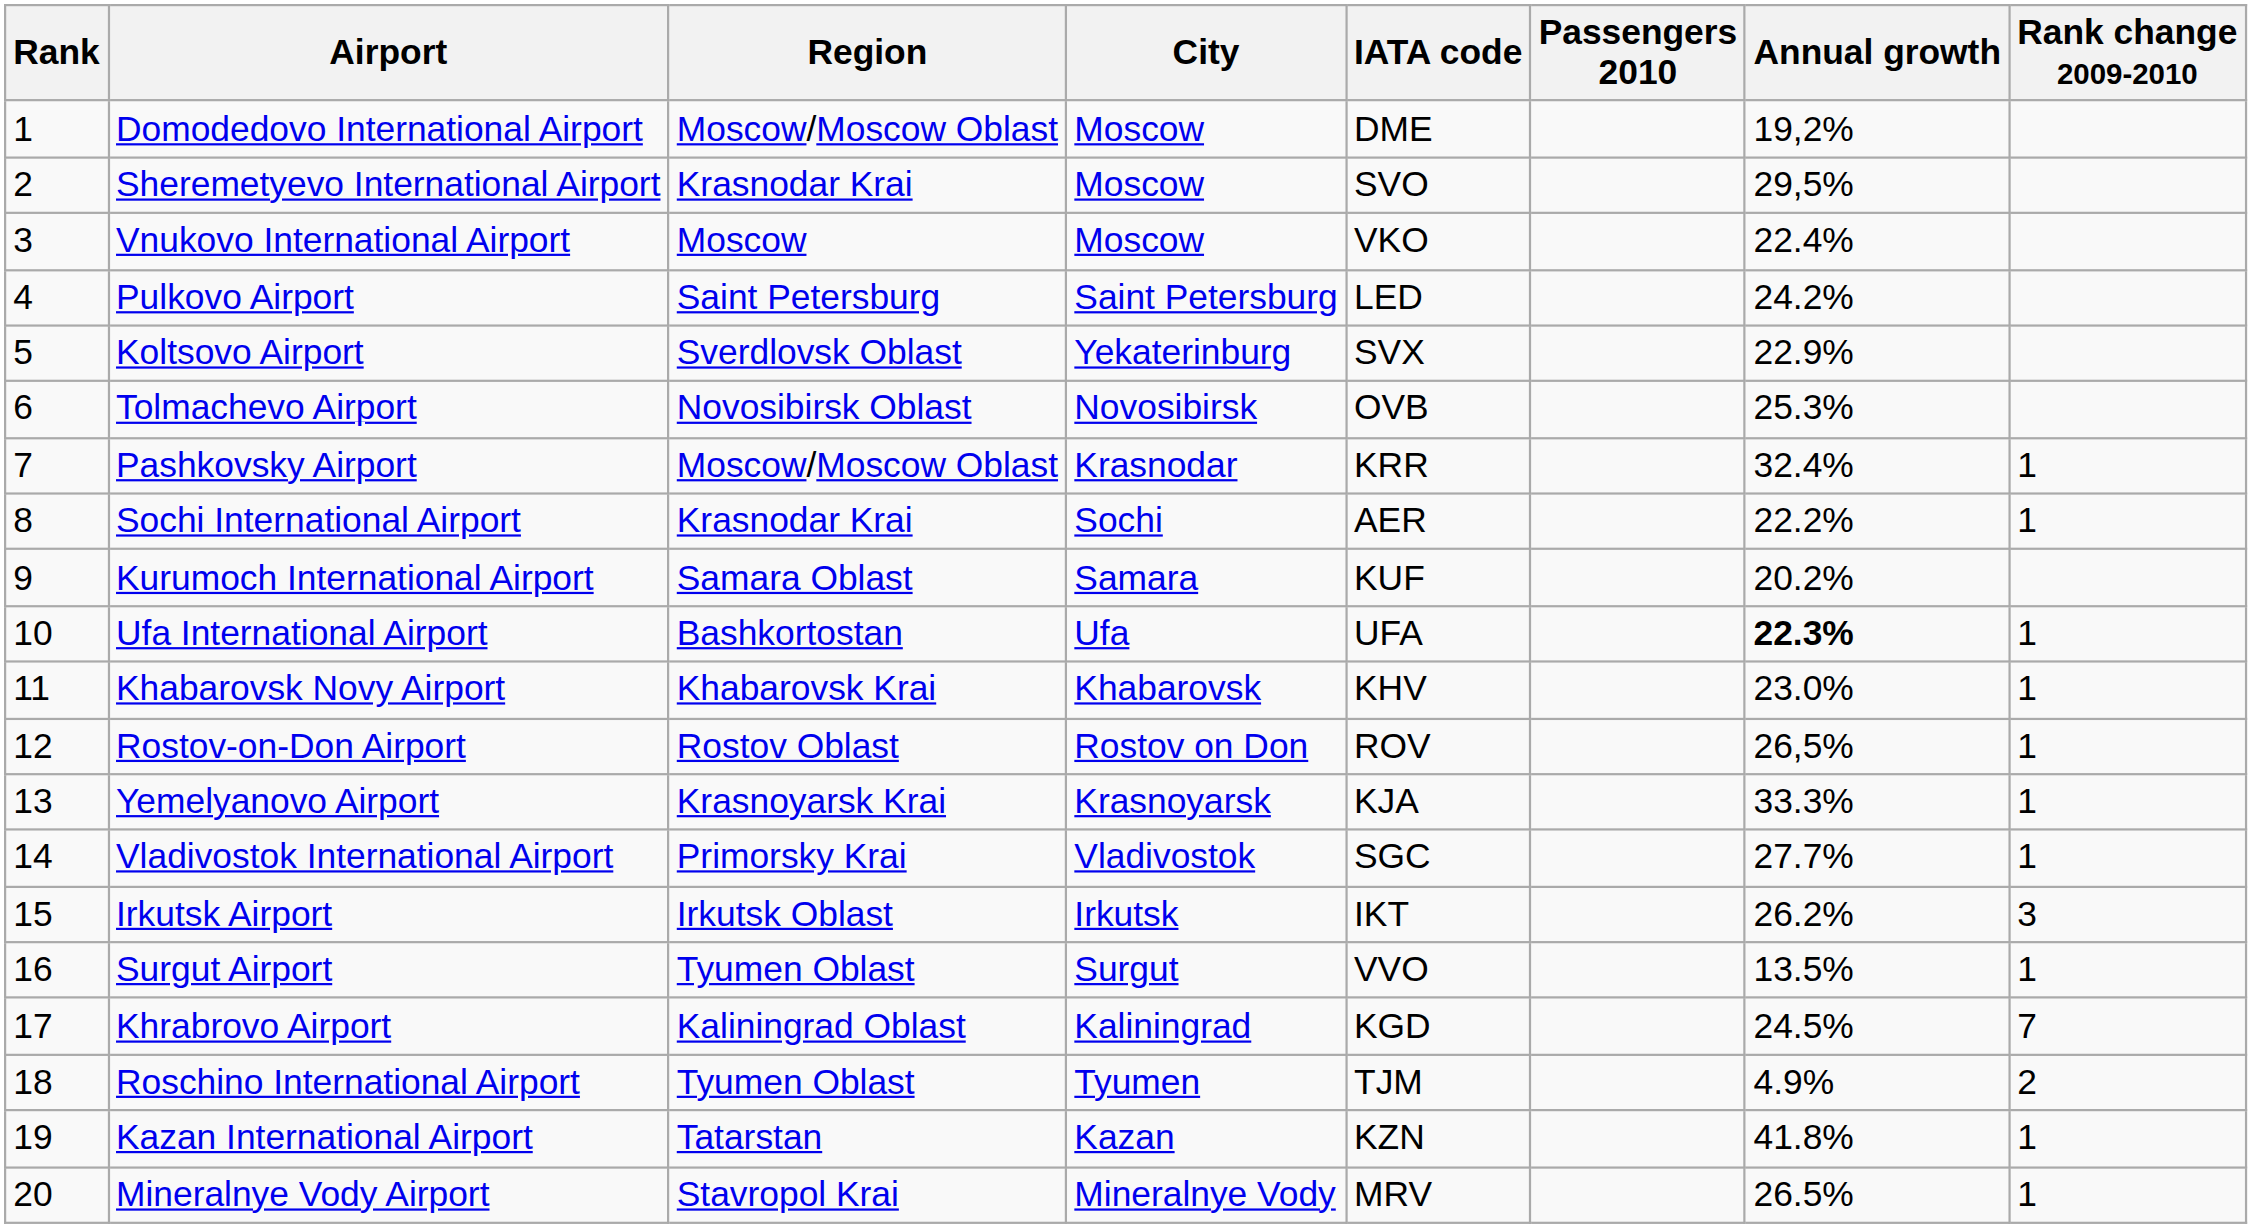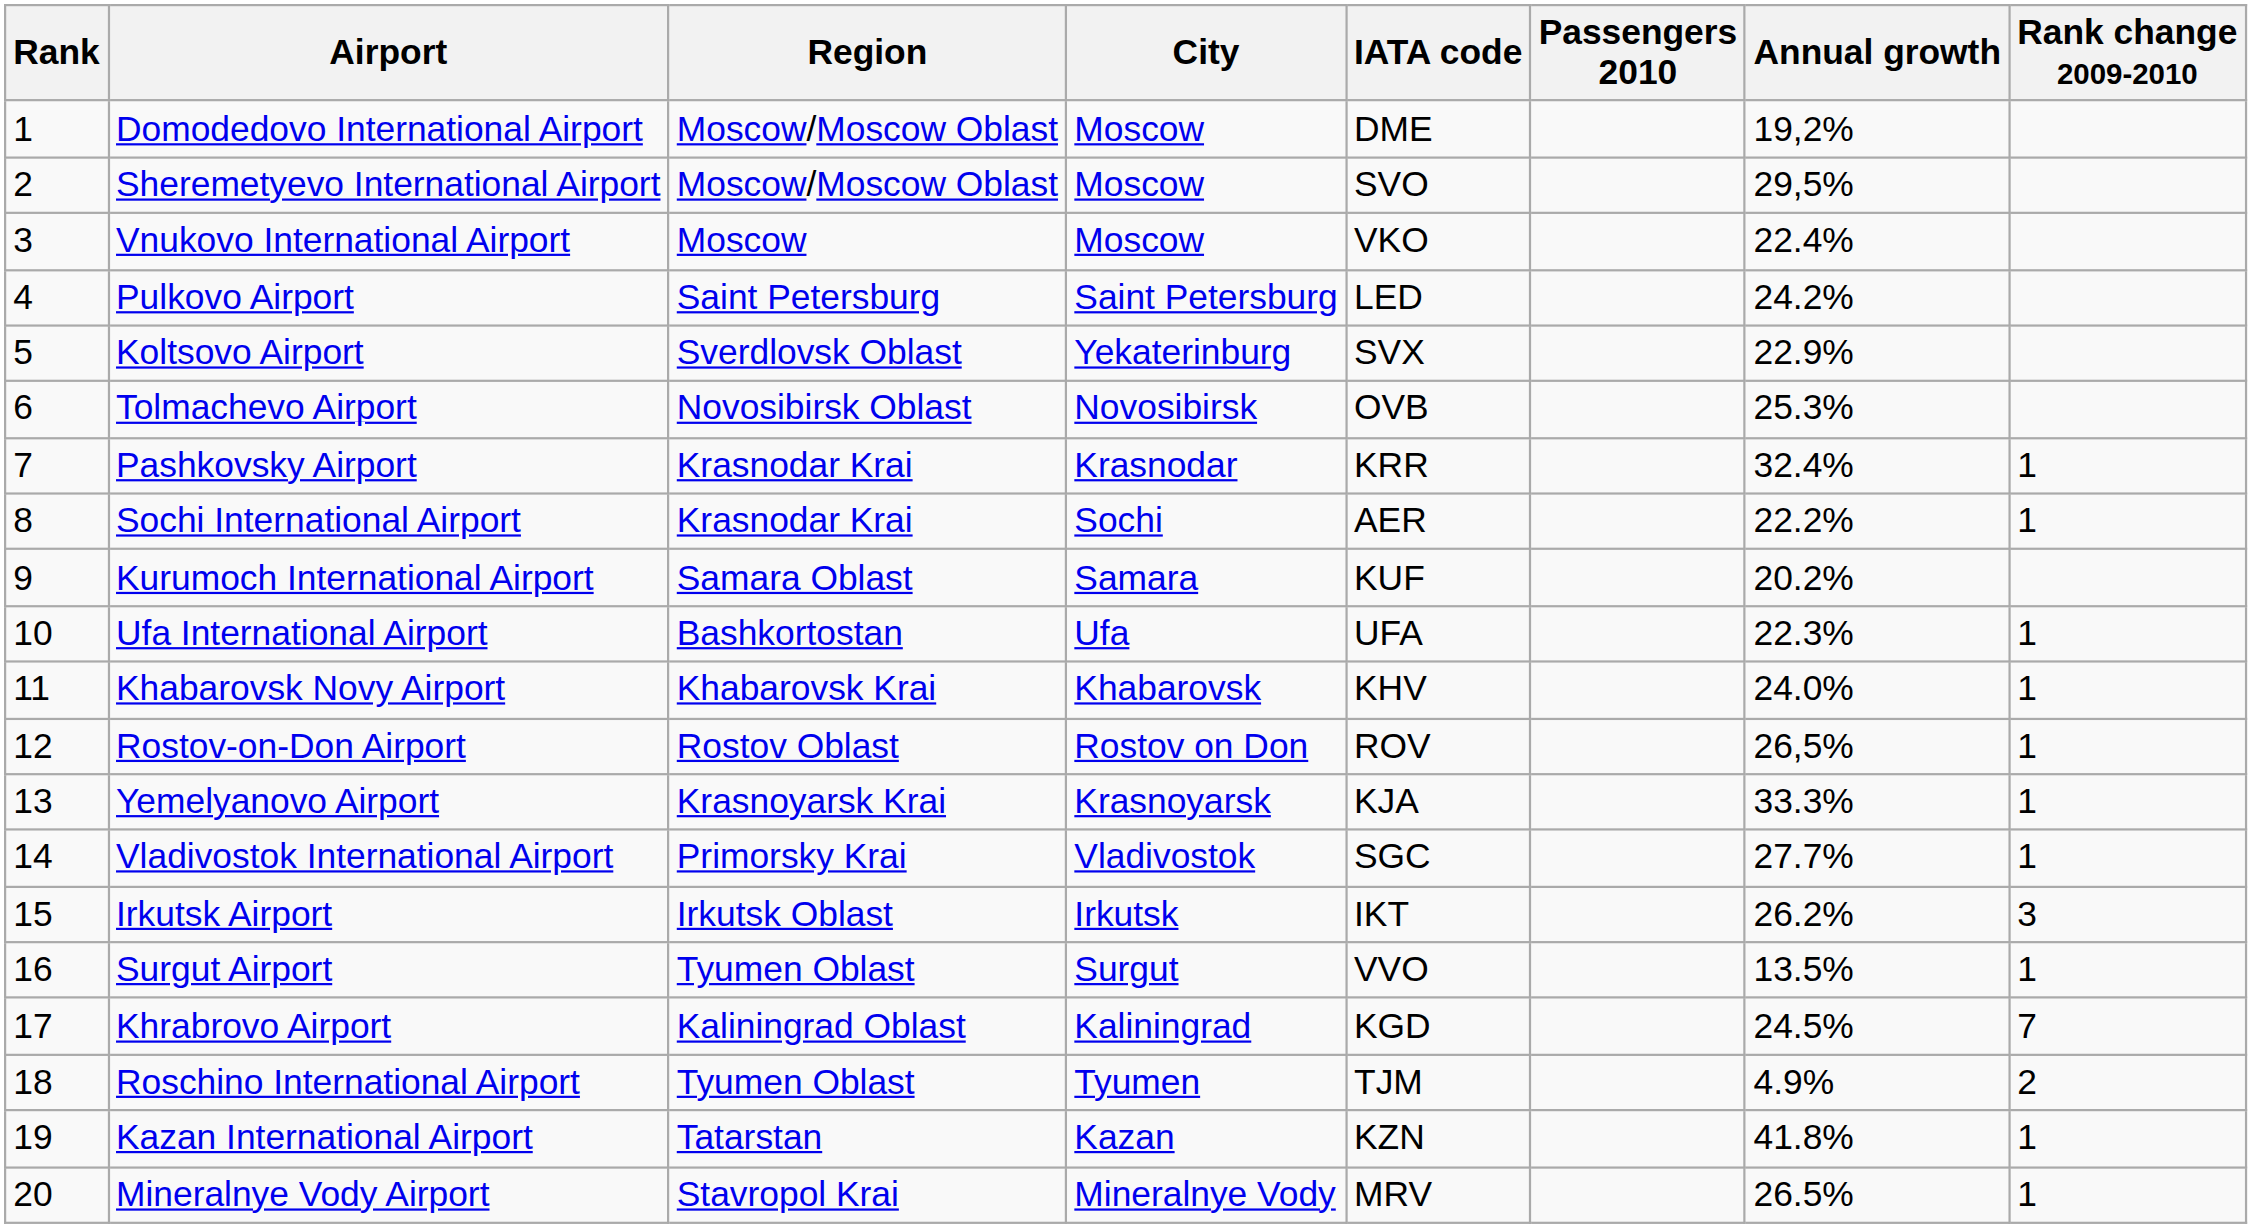(795, 184) Krasnodar Krai -> (867, 184) Moscow/Moscow Oblast
(867, 464) Moscow/Moscow Oblast -> (795, 464) Krasnodar Krai
(1804, 633) bold -> (1804, 633) normal
(1804, 689) 23.0% -> (1804, 689) 24.0%
